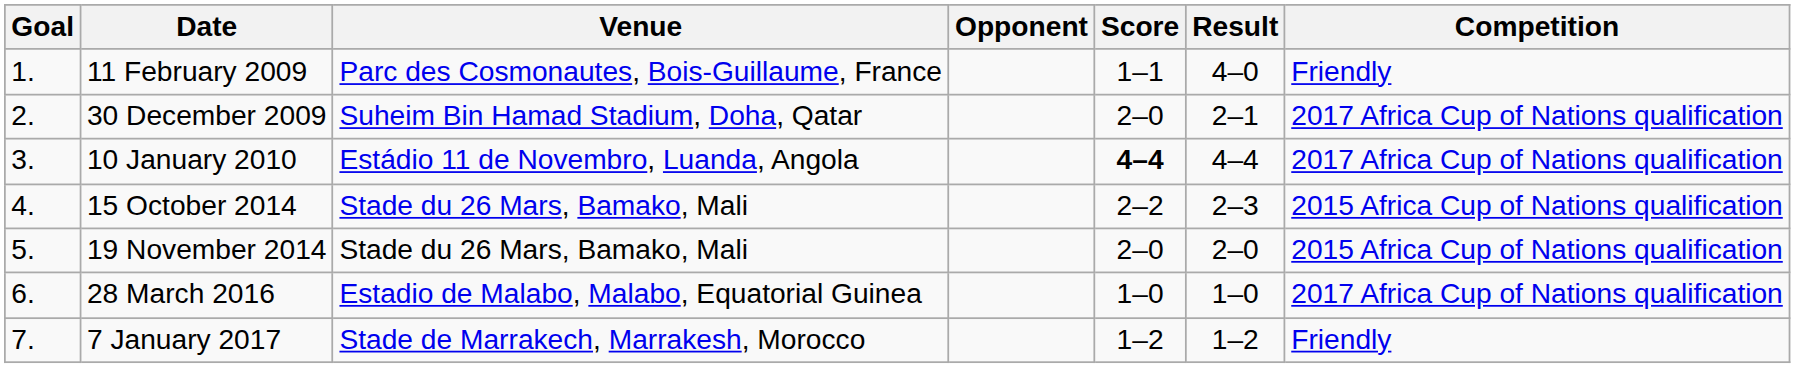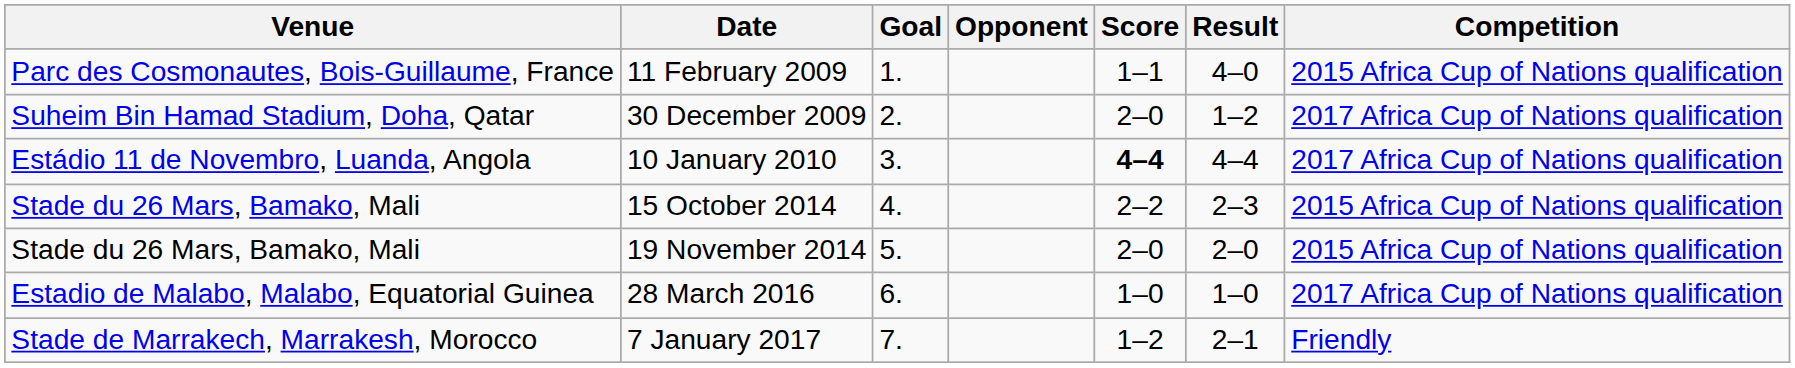columns swapped: (43, 26) <-> (641, 26)
(1341, 71) Friendly -> (1537, 71) 2015 Africa Cup of Nations qualification
(1235, 116) 2–1 -> (1235, 116) 1–2
(1235, 339) 1–2 -> (1235, 339) 2–1
